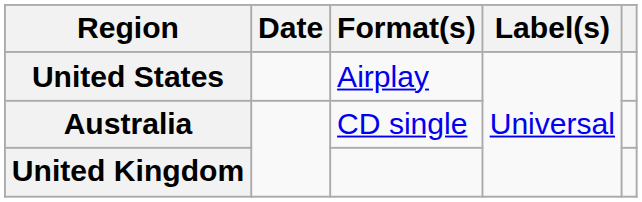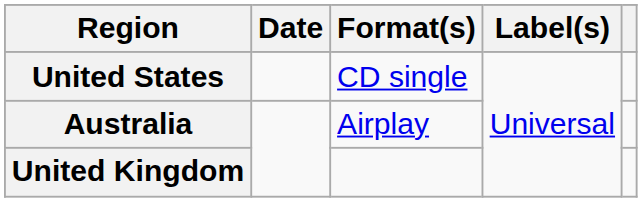(383, 76) Airplay -> (402, 76) CD single
(402, 123) CD single -> (383, 123) Airplay
